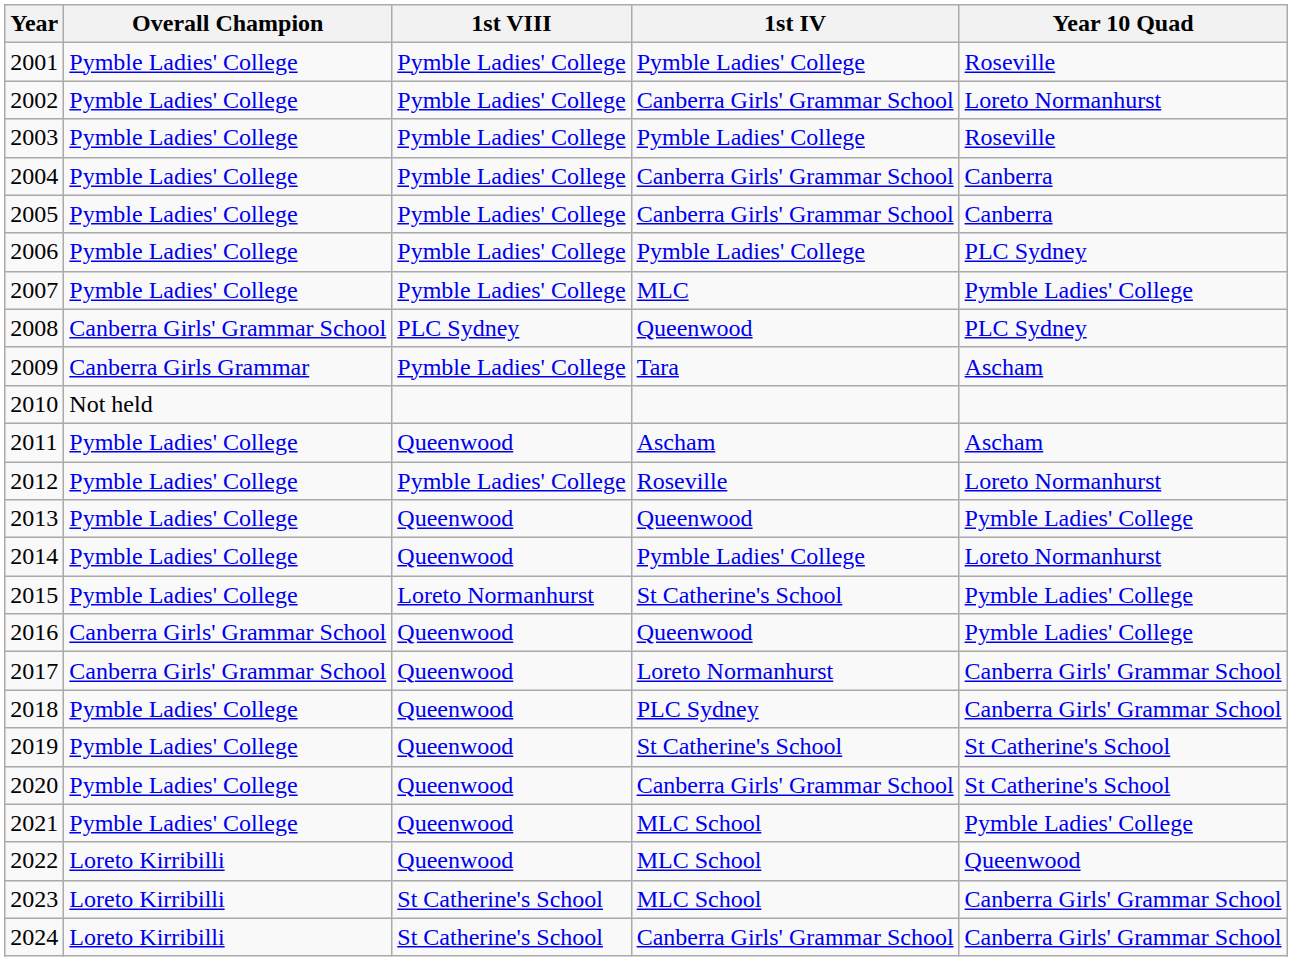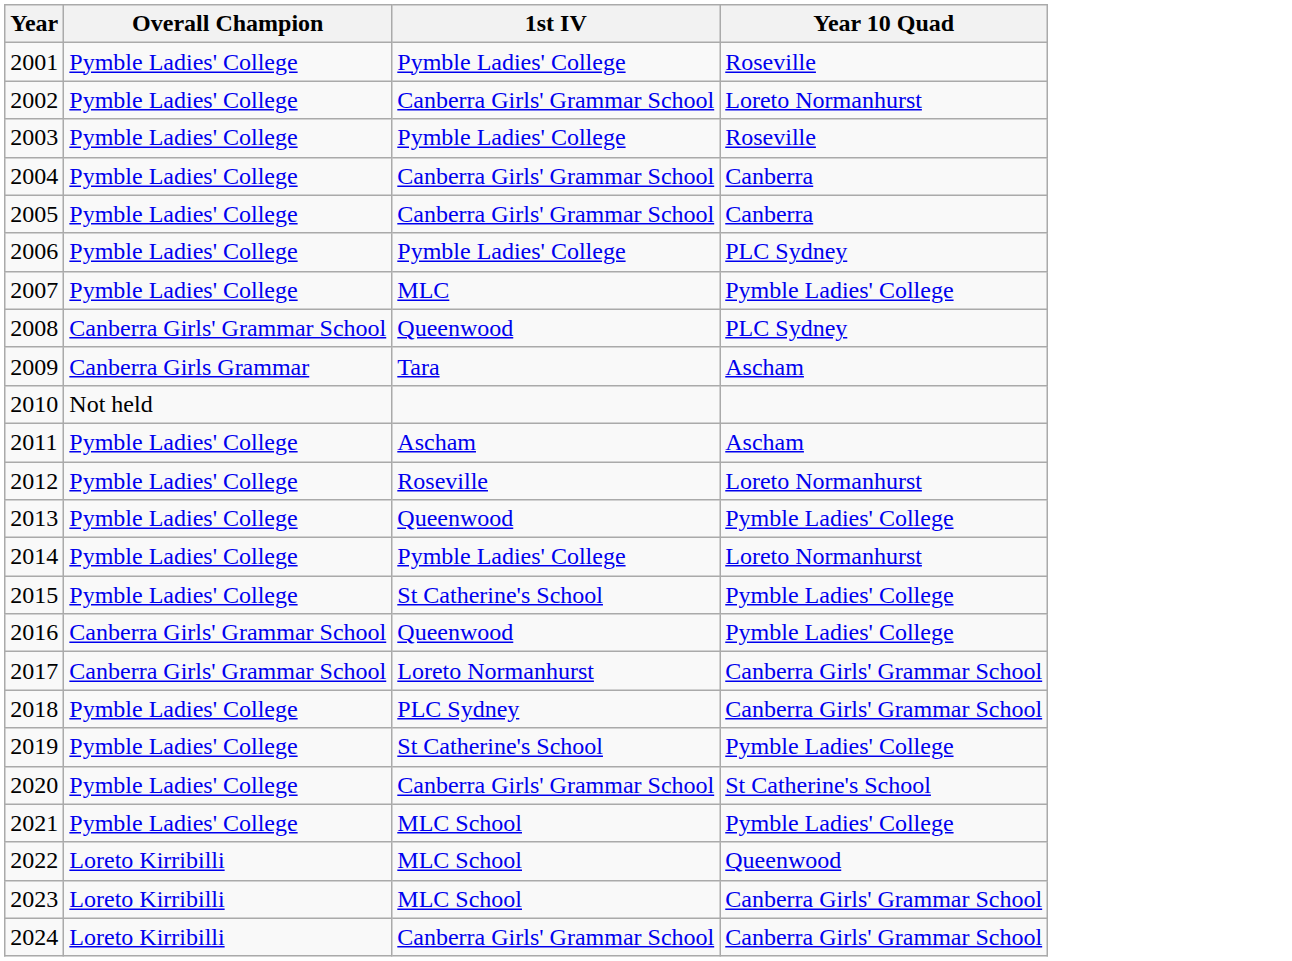- column: (511, 23)
(1067, 746) St Catherine's School -> (839, 746) Pymble Ladies' College
